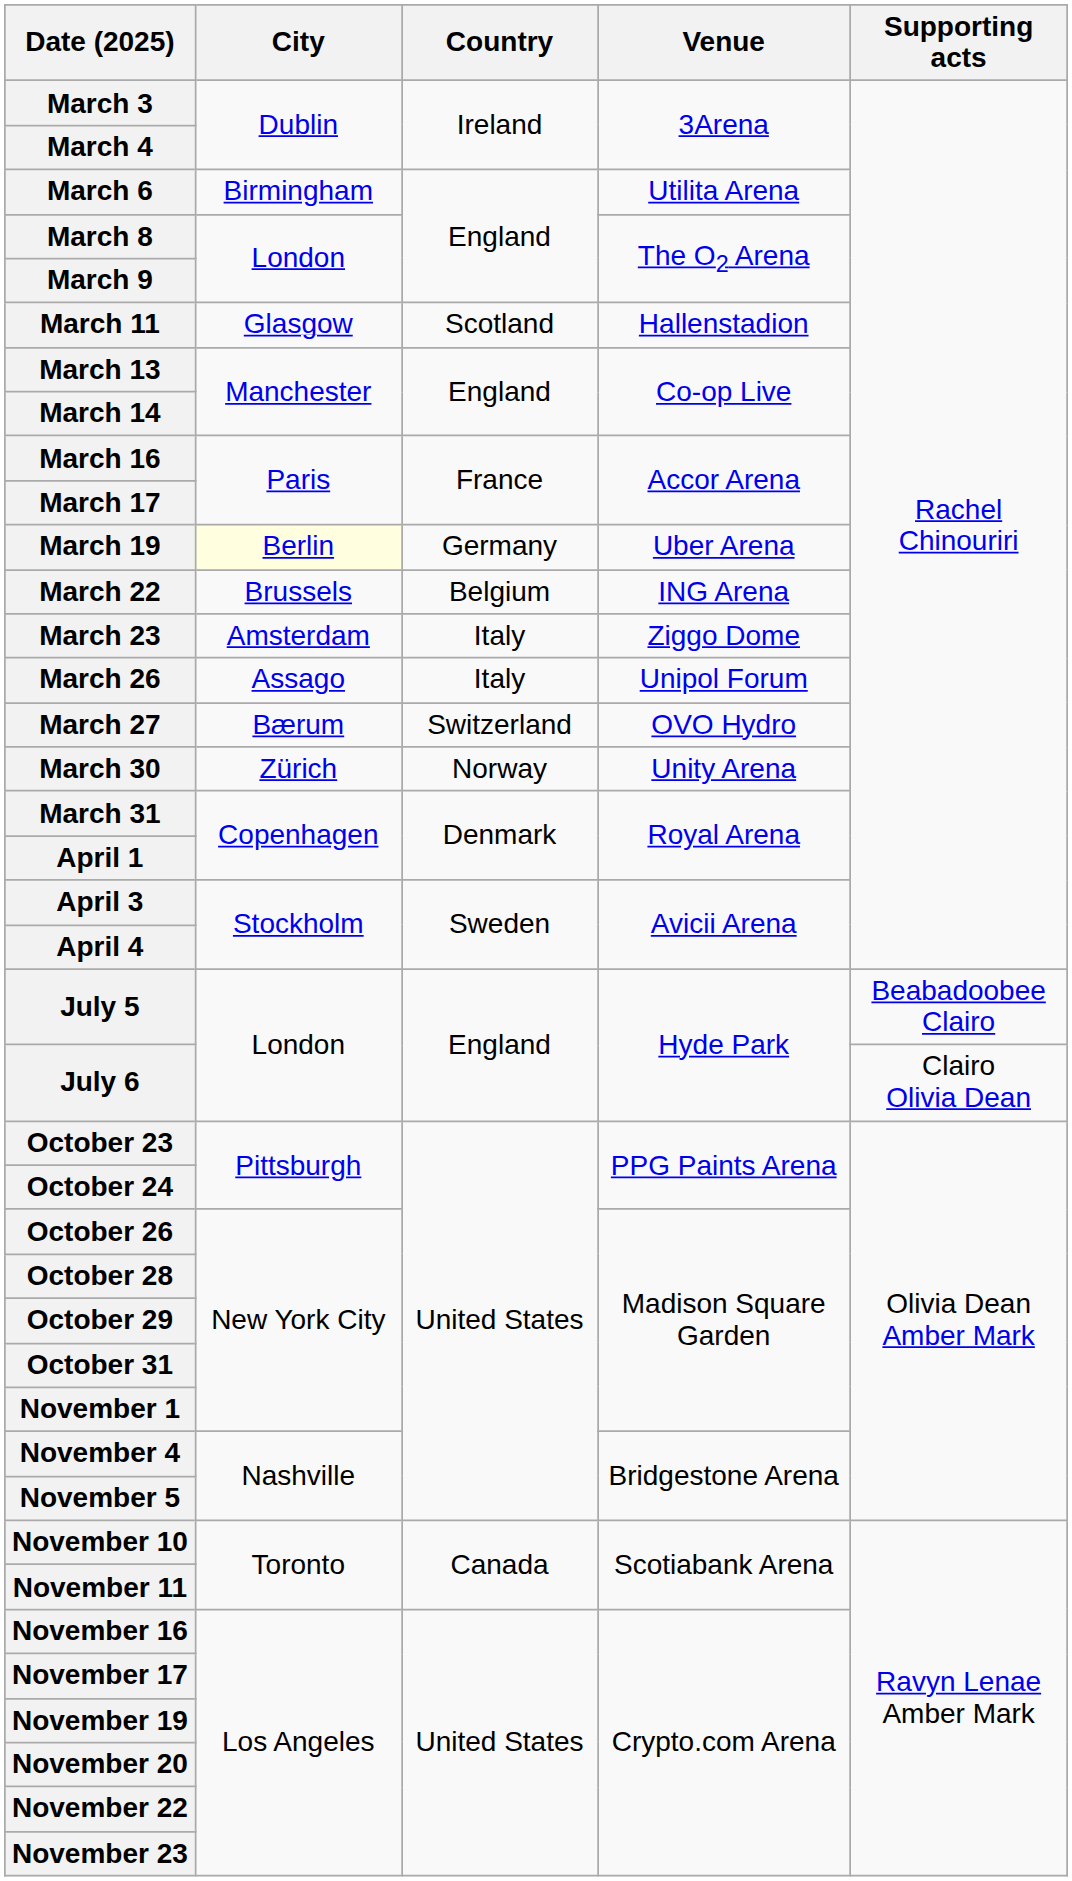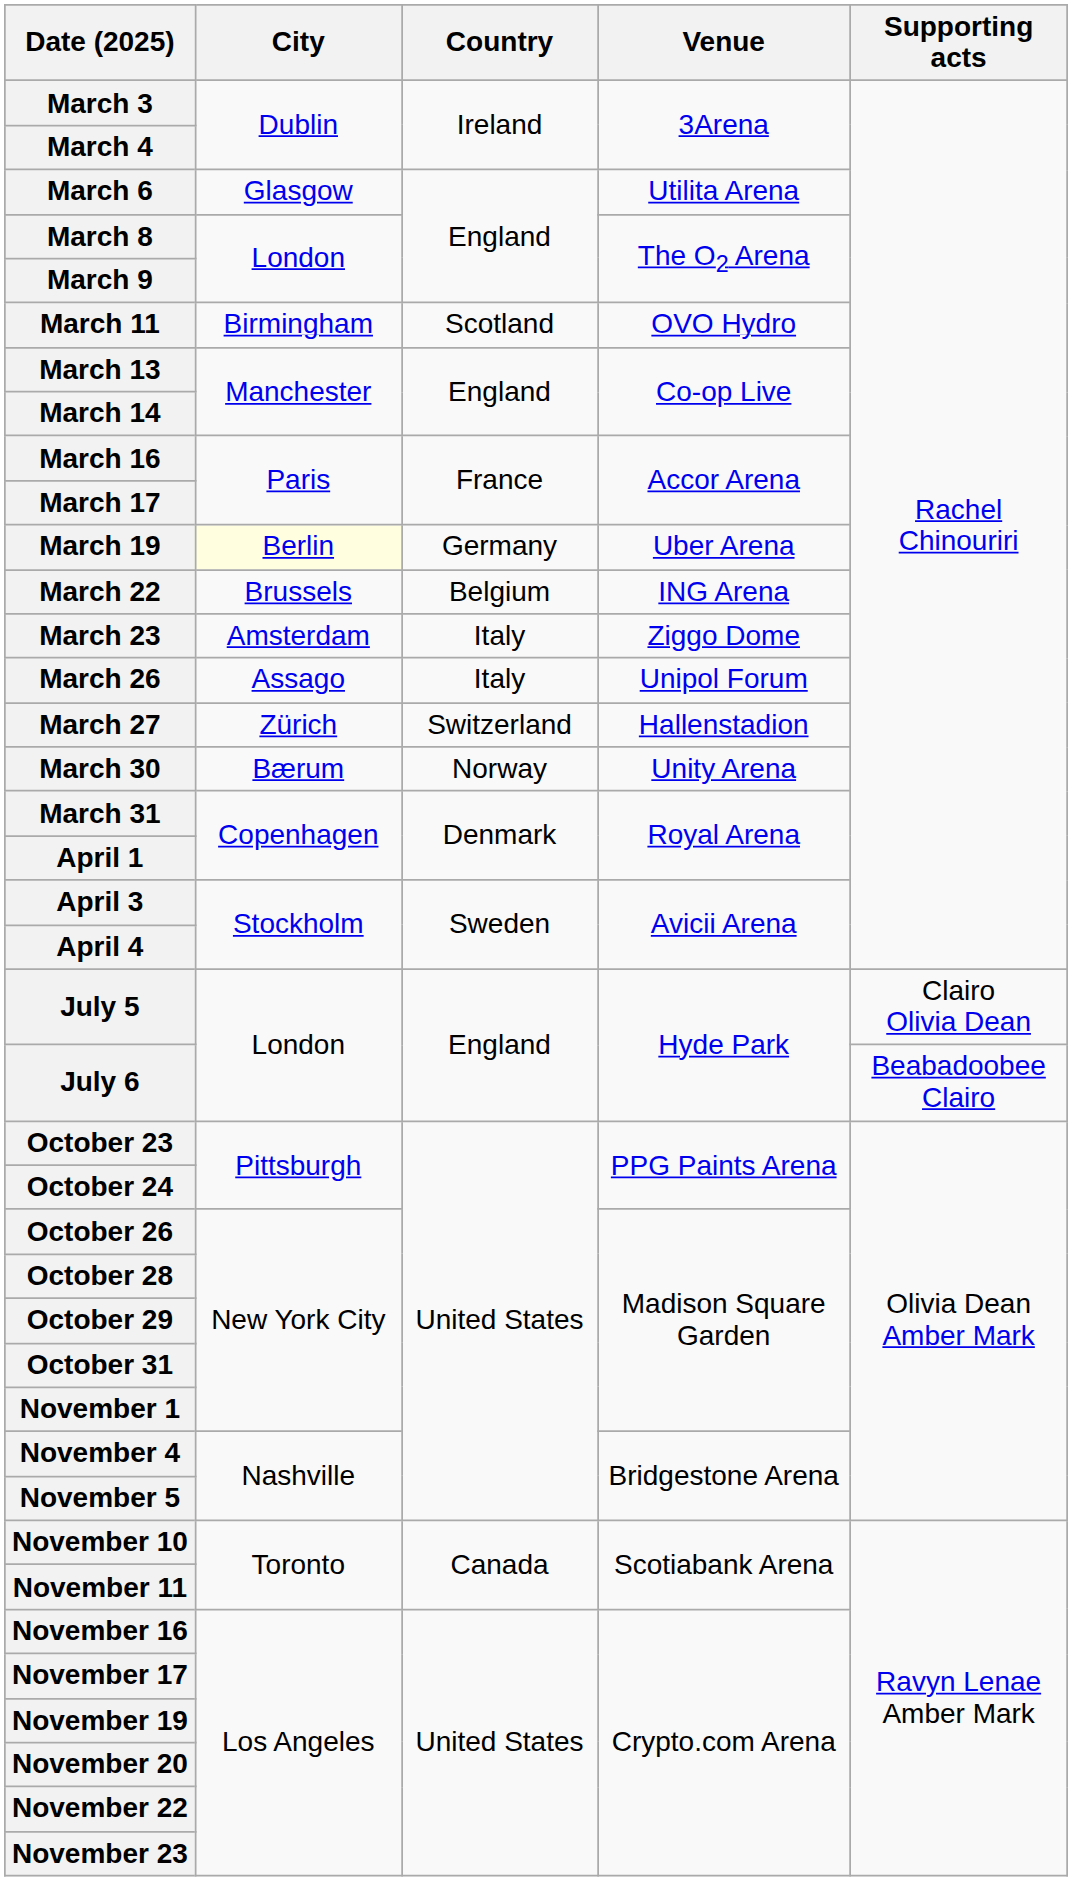(298, 191) Birmingham -> (298, 191) Glasgow
(298, 324) Glasgow -> (298, 324) Birmingham
(724, 324) Hallenstadion -> (724, 324) OVO Hydro
(298, 724) Bærum -> (298, 724) Zürich
(724, 724) OVO Hydro -> (724, 724) Hallenstadion
(298, 768) Zürich -> (298, 768) Bærum
(959, 1006) Beabadoobee Clairo -> (959, 1006) Clairo Olivia Dean
(959, 1082) Clairo Olivia Dean -> (959, 1082) Beabadoobee Clairo
